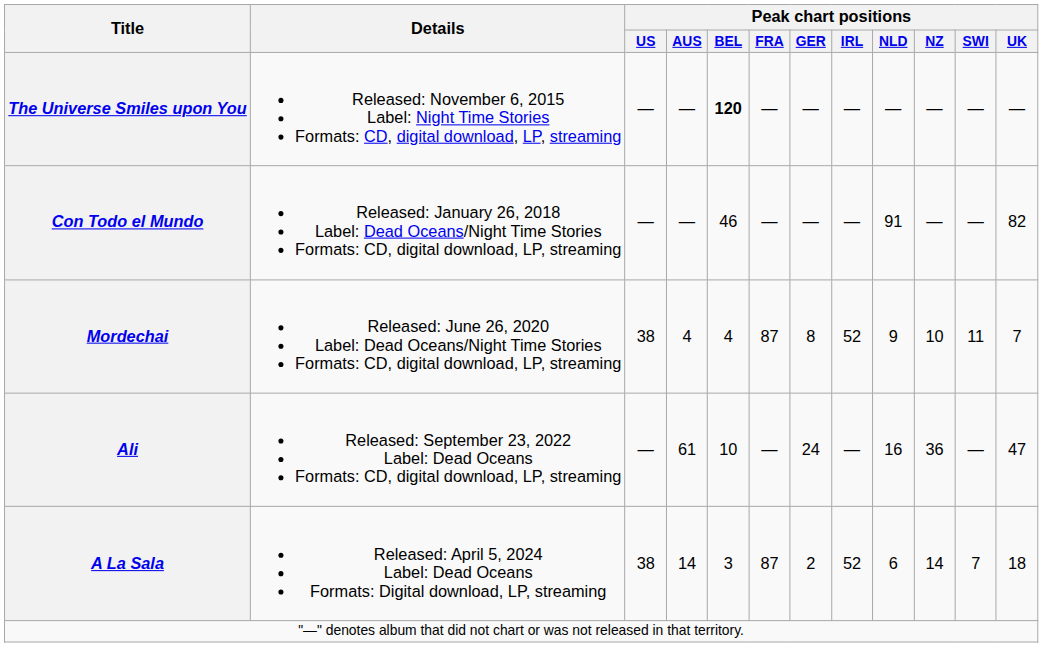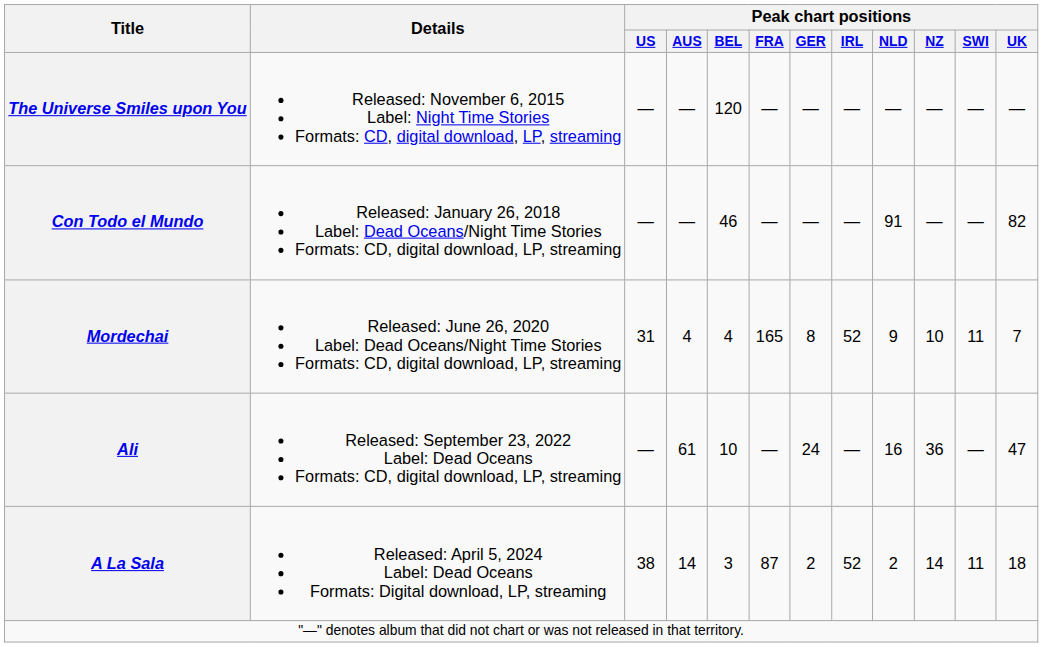(728, 109) bold -> (728, 109) normal
(646, 336) 38 -> (646, 336) 31
(769, 336) 87 -> (769, 336) 165
(893, 563) 6 -> (893, 563) 2
(976, 563) 7 -> (976, 563) 11
